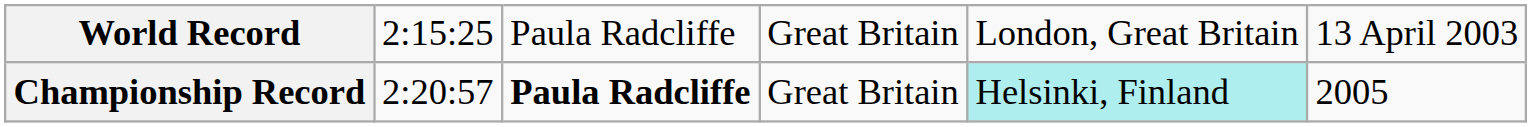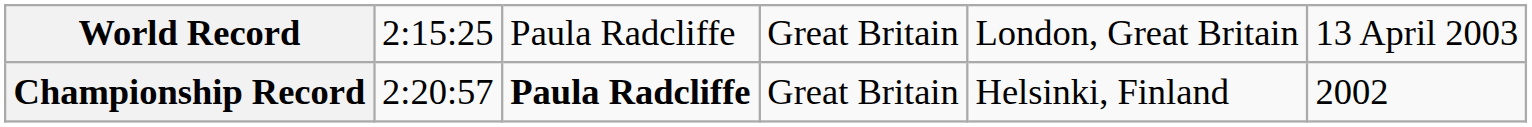(1102, 91) paleturquoise background -> (1102, 91) no background
(1352, 91) 2005 -> (1352, 91) 2002
